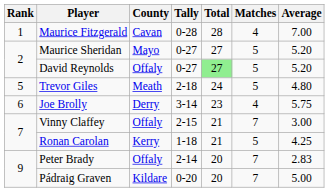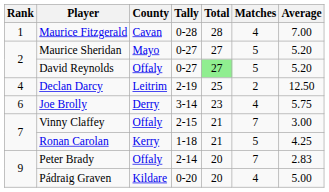+ row: (71, 86)
- row: (68, 86)
(255, 178) 7 -> (255, 178) 4
